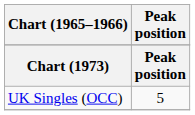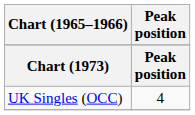(160, 97) 5 -> (160, 97) 4
